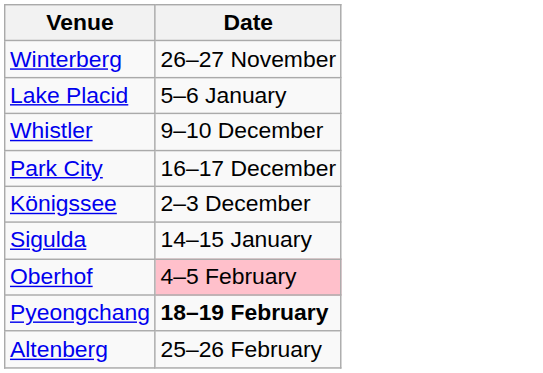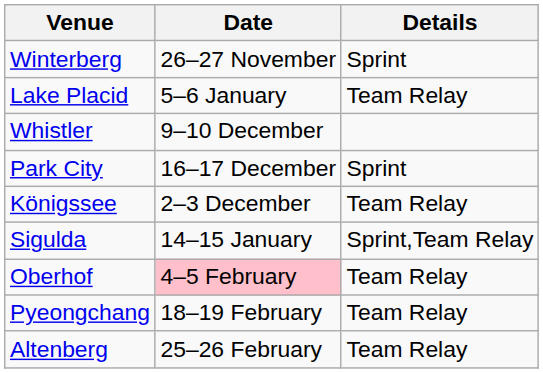+ column: (440, 22)
(244, 312) bold -> (241, 312) normal
